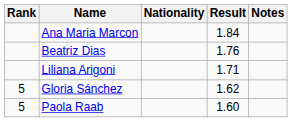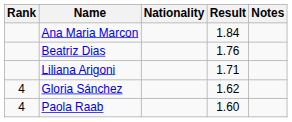(22, 88) 5 -> (22, 88) 4
(22, 107) 5 -> (22, 107) 4
